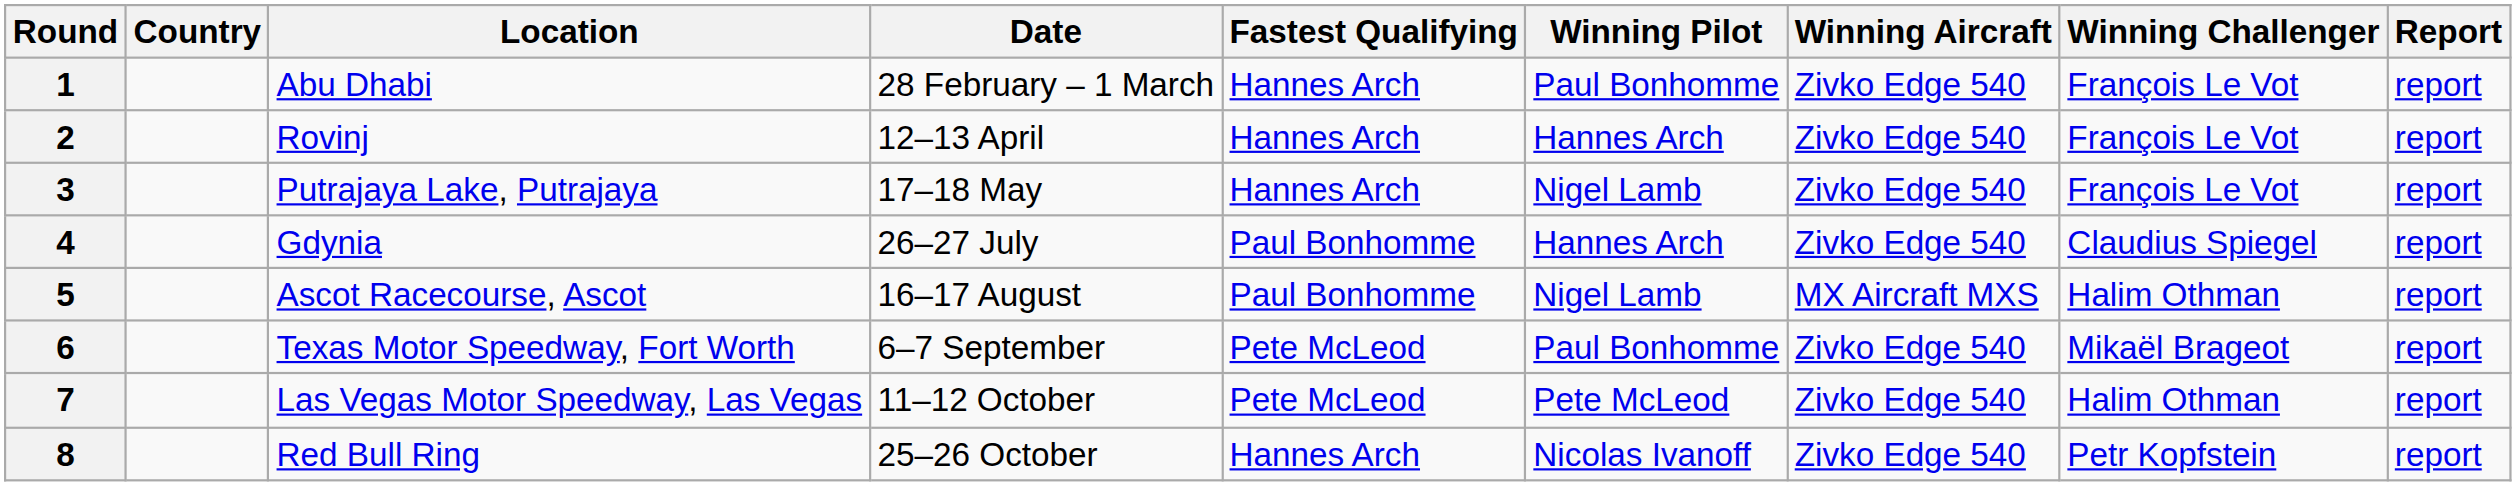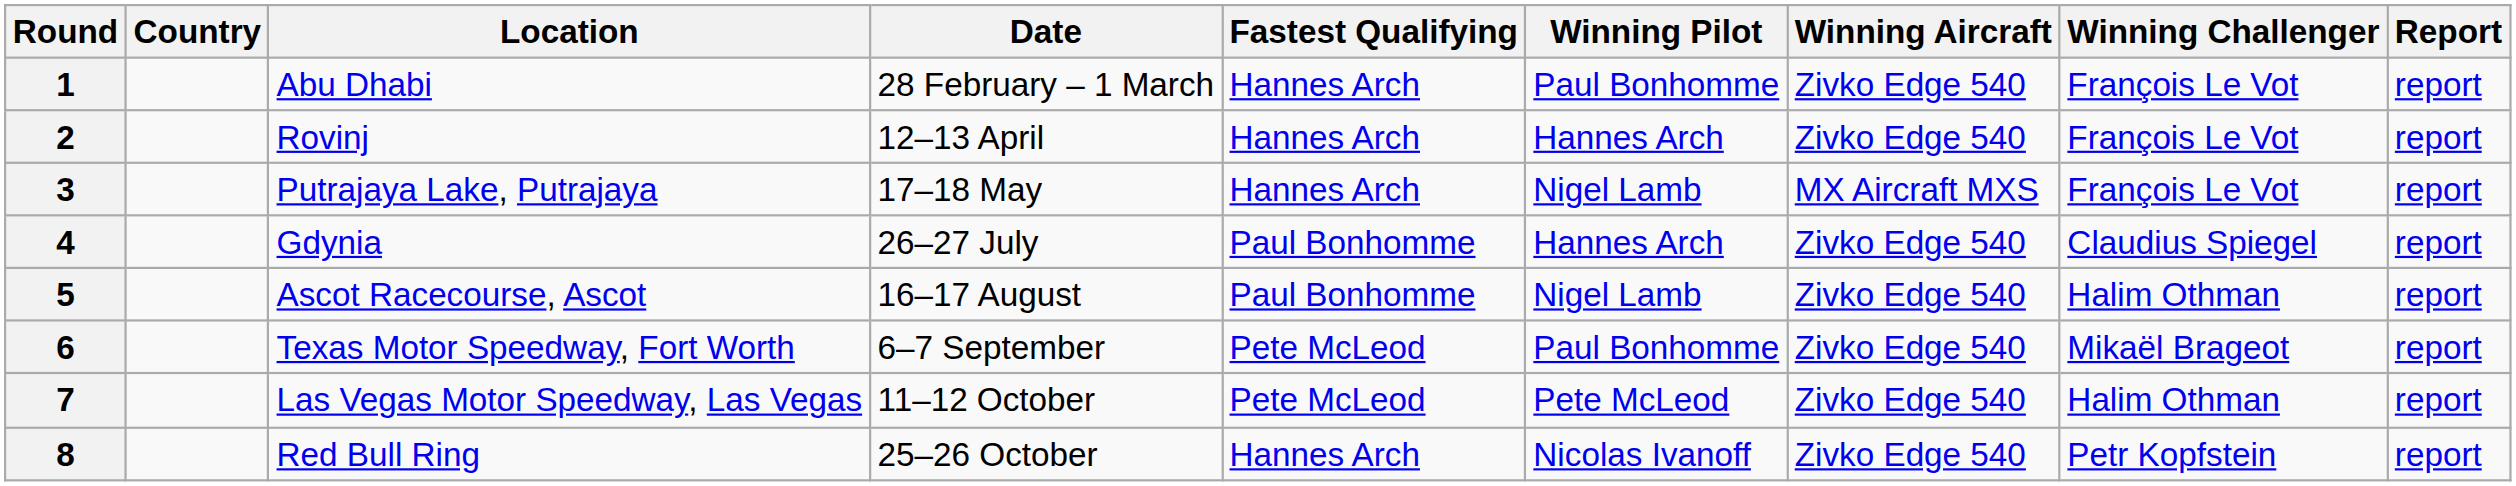(1910, 190) Zivko Edge 540 -> (1917, 190) MX Aircraft MXS
(1917, 295) MX Aircraft MXS -> (1910, 295) Zivko Edge 540
